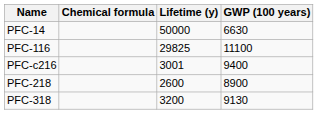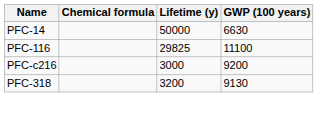(172, 65) 3001 -> (172, 65) 3000
(236, 65) 9400 -> (236, 65) 9200
- row: (29, 83)
